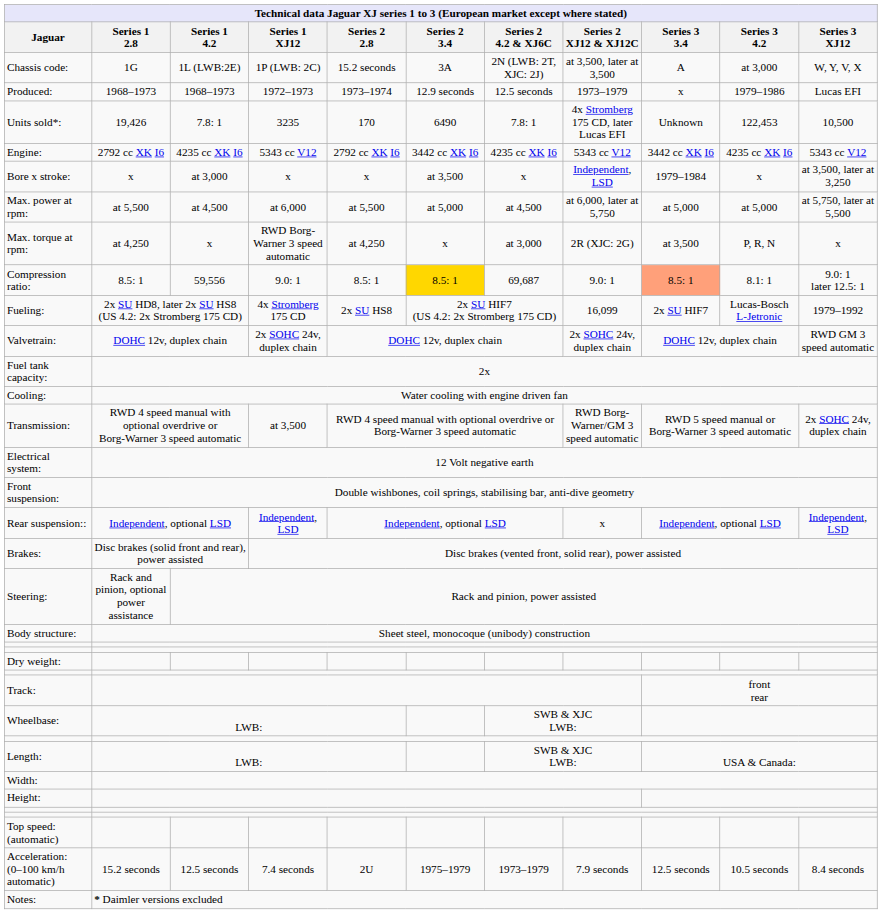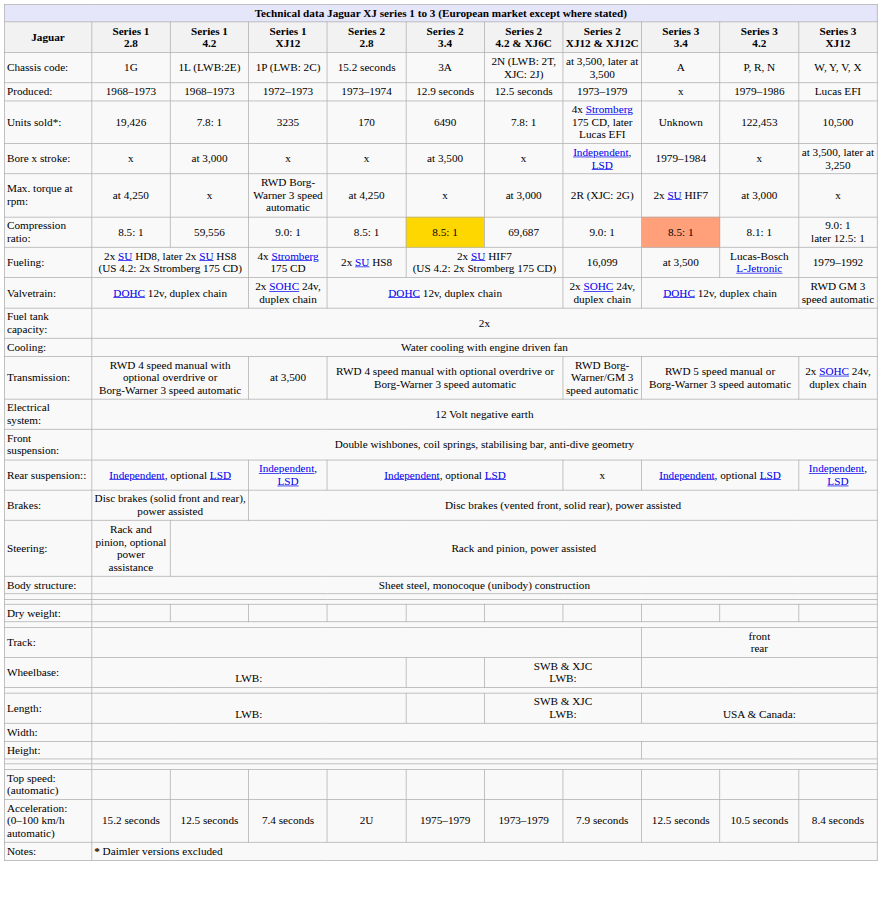(759, 67) at 3,000 -> (759, 67) P, R, N
- row: (24, 152)
- row: (39, 207)
(681, 243) at 3,500 -> (681, 195) 2x SU HIF7
(759, 243) P, R, N -> (759, 195) at 3,000
(681, 310) 2x SU HIF7 -> (681, 262) at 3,500
